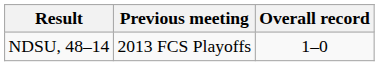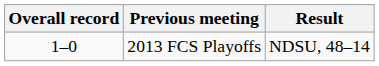columns swapped: (315, 18) <-> (59, 18)
